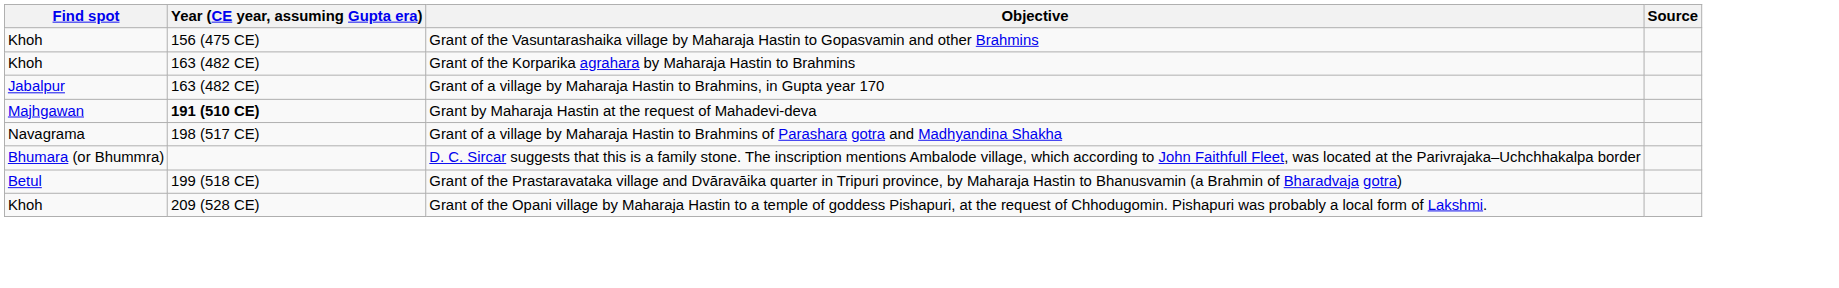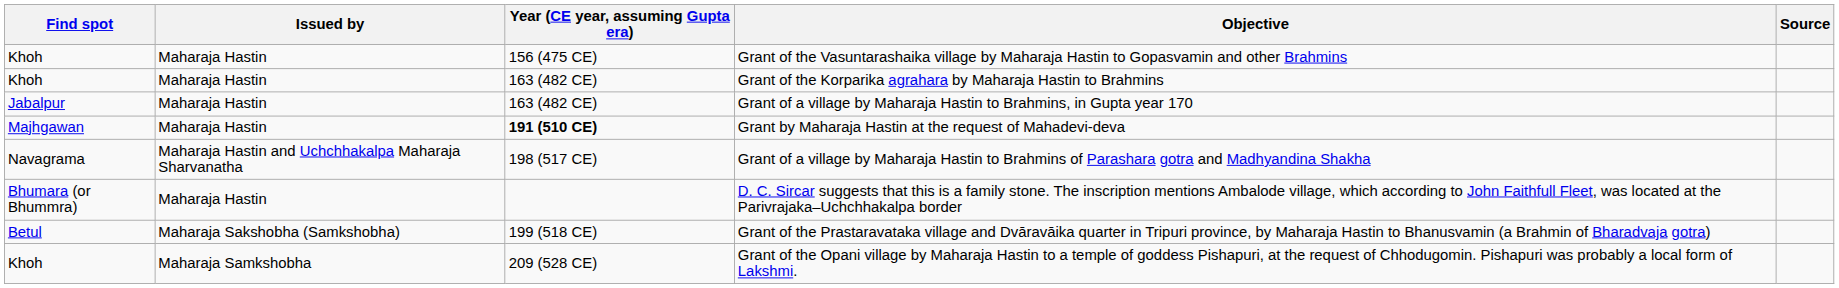+ column: (330, 24)
